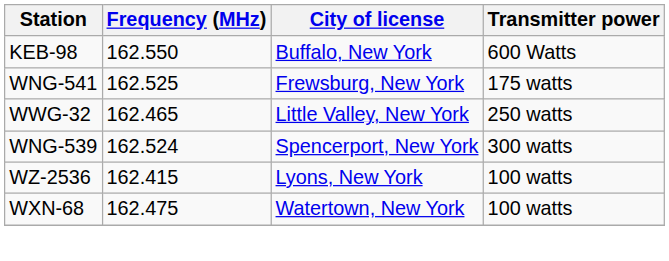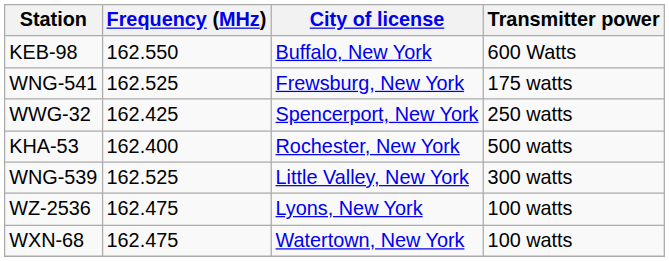(142, 114) 162.465 -> (142, 114) 162.425
(372, 114) Little Valley, New York -> (377, 114) Spencerport, New York
+ row: (44, 146)
(142, 146) 162.524 -> (142, 177) 162.525
(377, 146) Spencerport, New York -> (372, 177) Little Valley, New York
(142, 177) 162.415 -> (142, 209) 162.475
